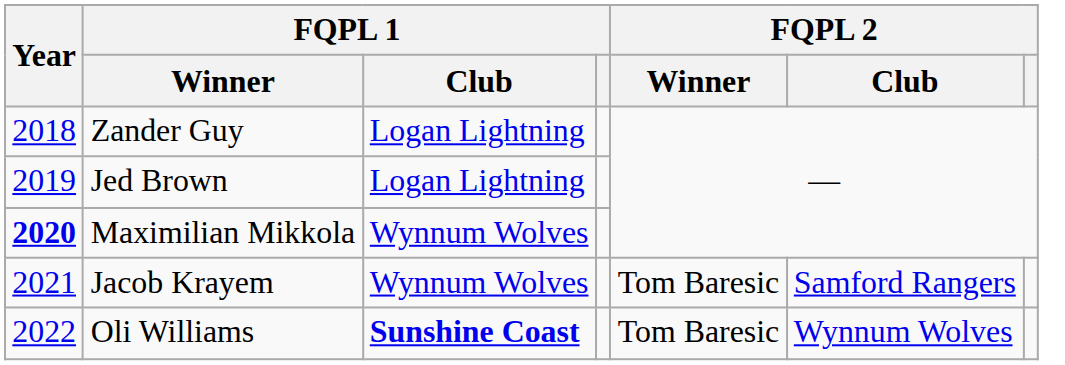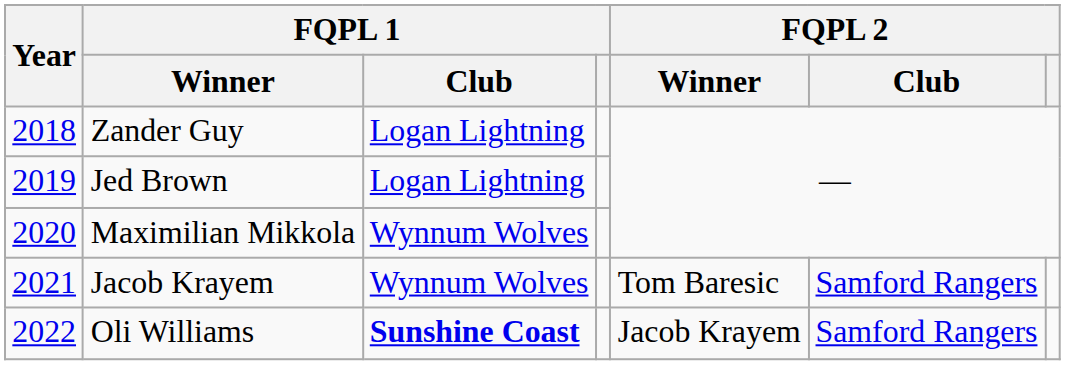(44, 231) bold -> (44, 231) normal
(698, 332) Tom Baresic -> (709, 332) Jacob Krayem
(903, 332) Wynnum Wolves -> (926, 332) Samford Rangers
